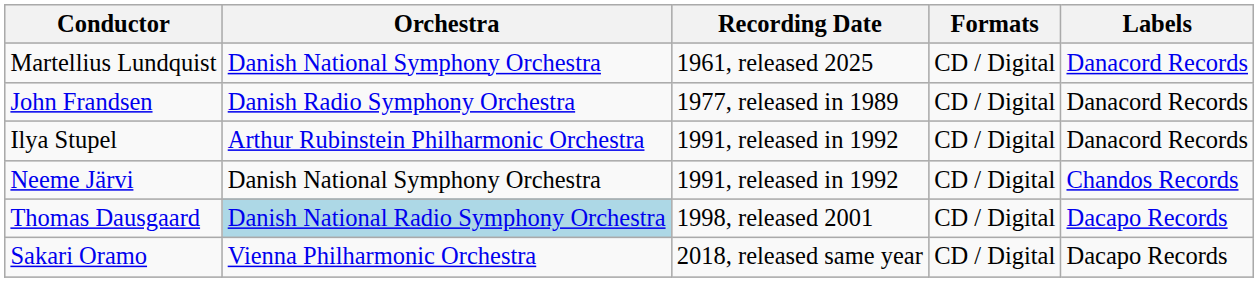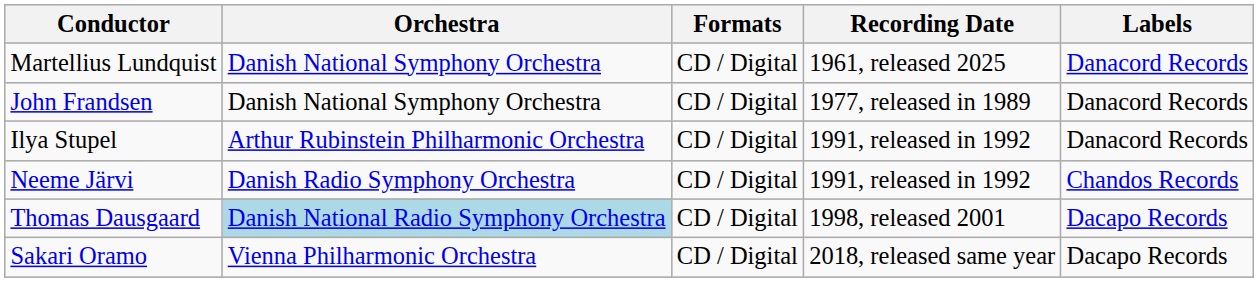columns swapped: (800, 23) <-> (995, 23)
(401, 101) Danish Radio Symphony Orchestra -> (414, 101) Danish National Symphony Orchestra
(414, 179) Danish National Symphony Orchestra -> (401, 179) Danish Radio Symphony Orchestra
